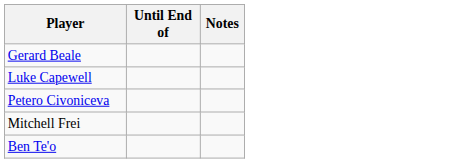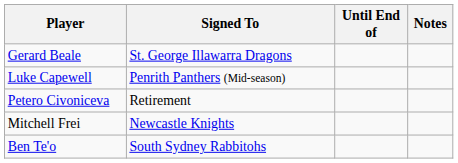+ column: (230, 24)
